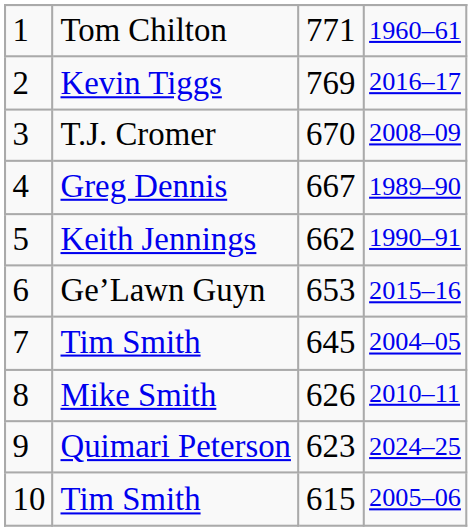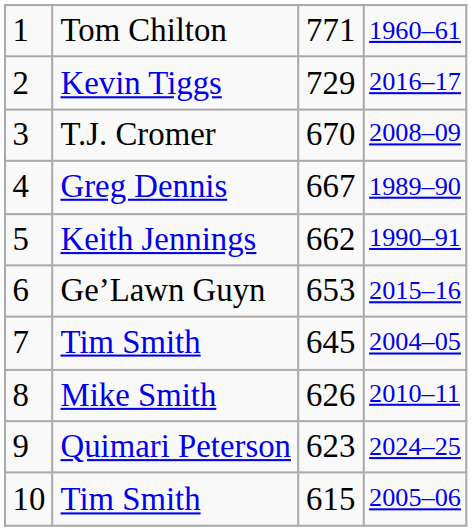(331, 82) 769 -> (331, 82) 729
